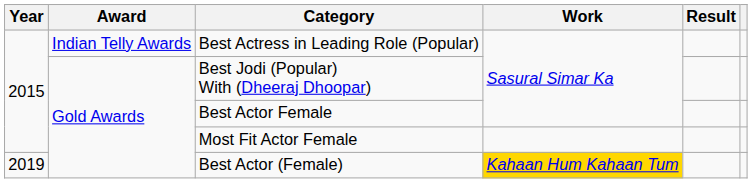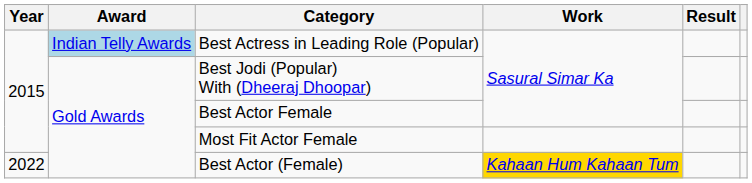(122, 43) no background -> (122, 43) lightblue background
(26, 165) 2019 -> (26, 165) 2022
